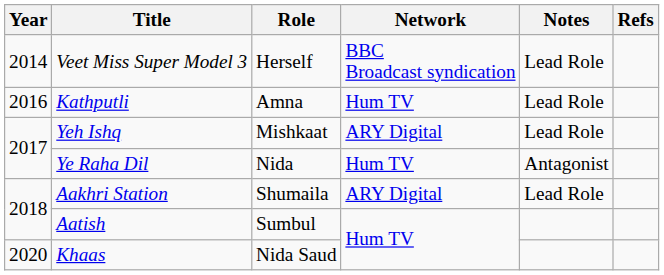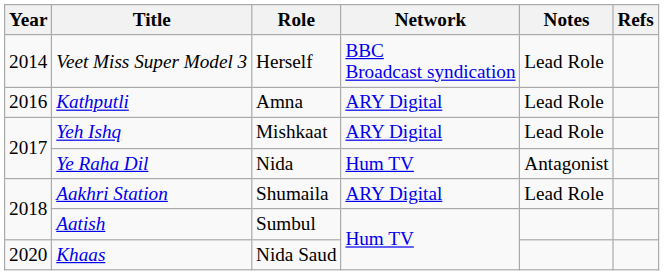(380, 102) Hum TV -> (394, 102) ARY Digital
